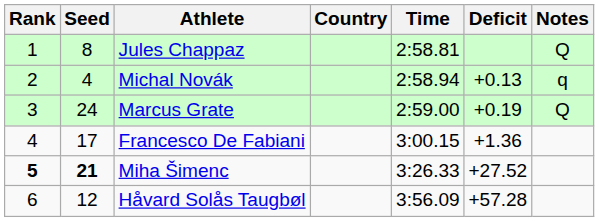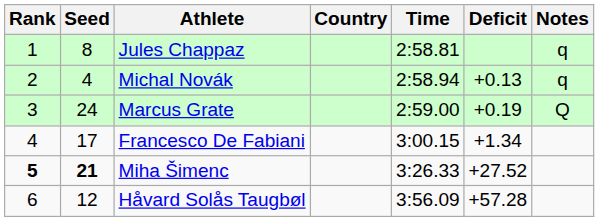(562, 49) Q -> (562, 49) q
(498, 140) +1.36 -> (498, 140) +1.34
